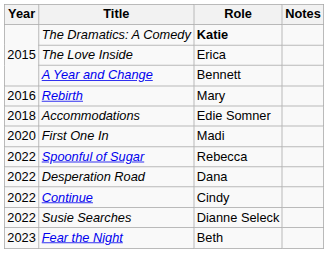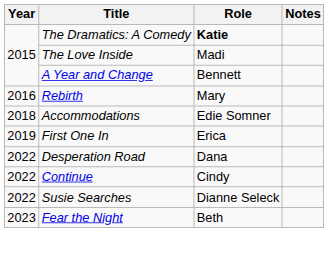(211, 55) Erica -> (211, 55) Madi
(22, 136) 2020 -> (22, 136) 2019
(211, 136) Madi -> (211, 136) Erica
- row: (93, 156)
